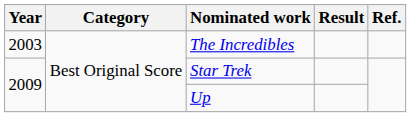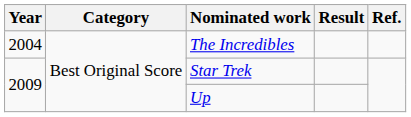(25, 44) 2003 -> (25, 44) 2004
